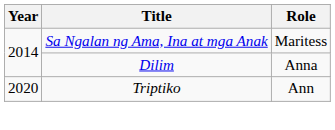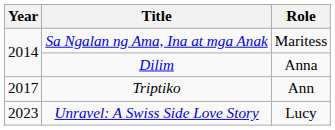(23, 88) 2020 -> (23, 88) 2017
+ row: (157, 112)
